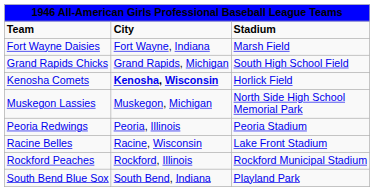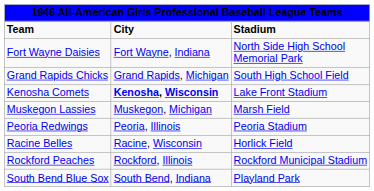(262, 47) Marsh Field -> (289, 53) North Side High School Memorial Park
(263, 81) Horlick Field -> (280, 93) Lake Front Stadium
(289, 104) North Side High School Memorial Park -> (262, 110) Marsh Field
(280, 144) Lake Front Stadium -> (263, 144) Horlick Field
